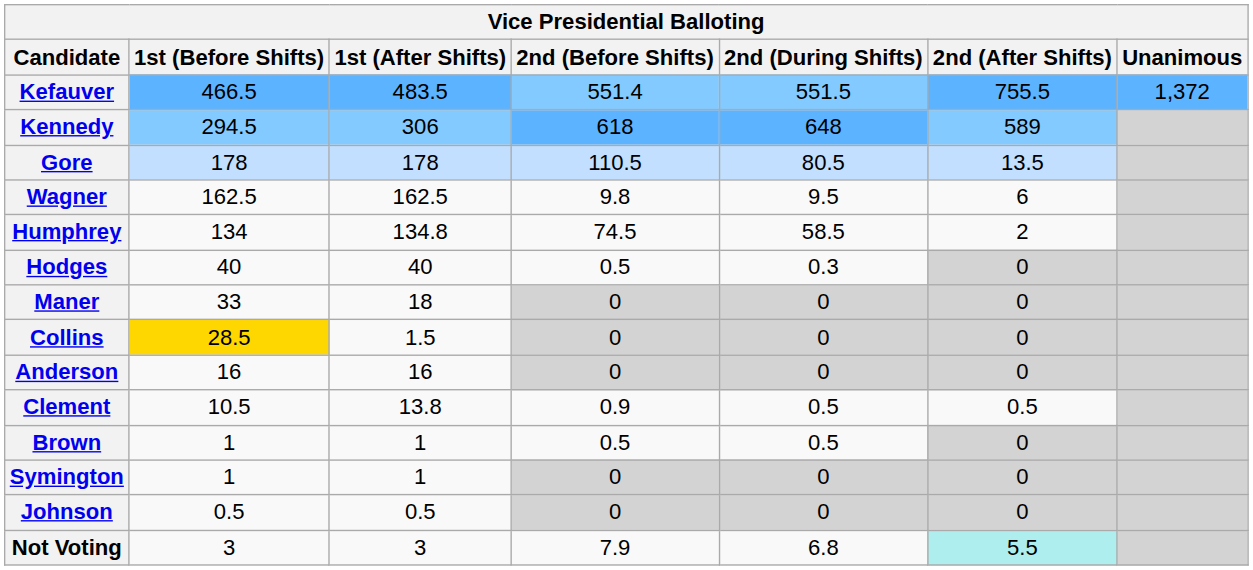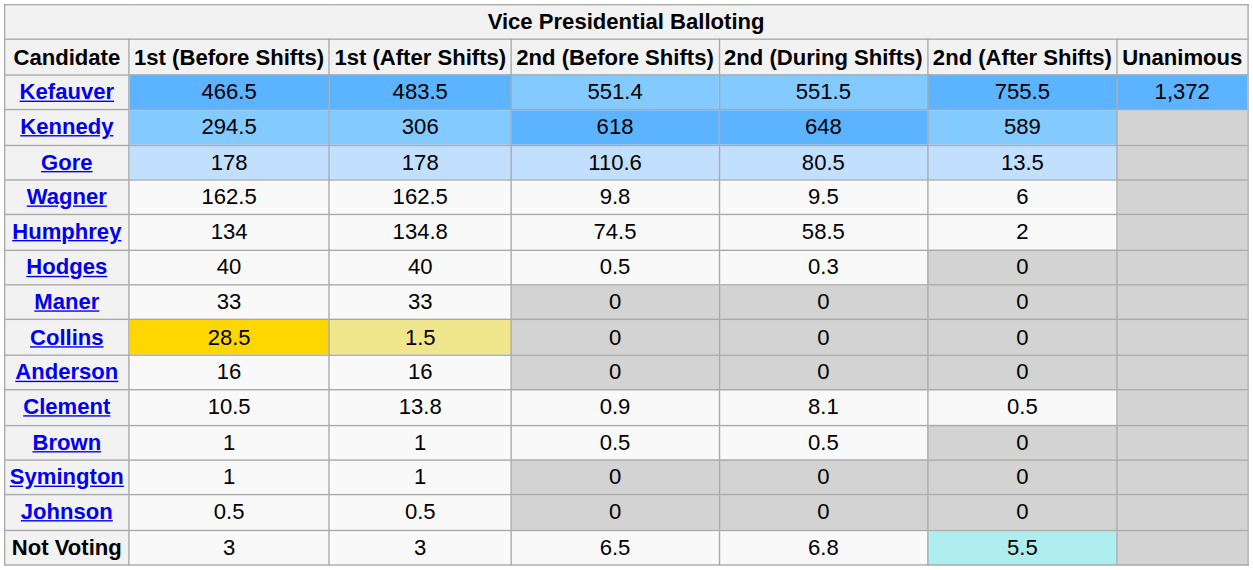(615, 162) 110.5 -> (615, 162) 110.6
(420, 302) 18 -> (420, 302) 33
(420, 337) no background -> (420, 337) khaki background
(823, 407) 0.5 -> (823, 407) 8.1
(615, 547) 7.9 -> (615, 547) 6.5
